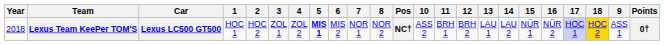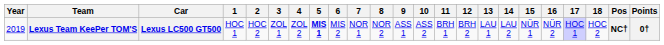columns swapped: (619, 11) <-> (403, 11)
(16, 28) 2018 -> (16, 28) 2019
(597, 28) gold background -> (597, 28) no background
